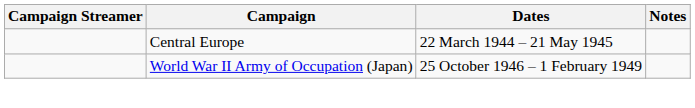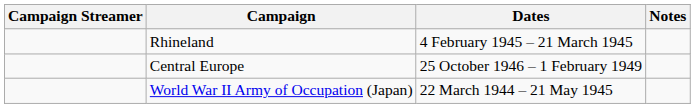+ row: (182, 41)
(516, 41) 22 March 1944 – 21 May 1945 -> (531, 66) 25 October 1946 – 1 February 1949
(531, 66) 25 October 1946 – 1 February 1949 -> (516, 90) 22 March 1944 – 21 May 1945
